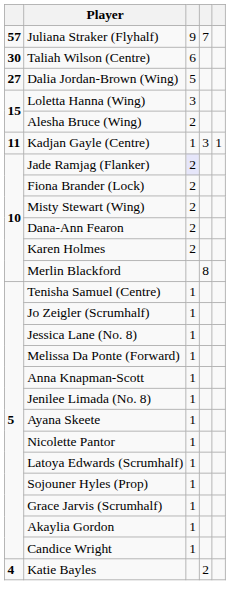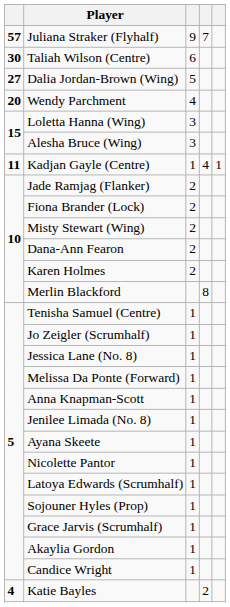+ row: (76, 100)
(193, 121) 2 -> (193, 143) 3
(206, 143) 3 -> (206, 164) 4
(193, 164) lavender background -> (193, 185) no background
